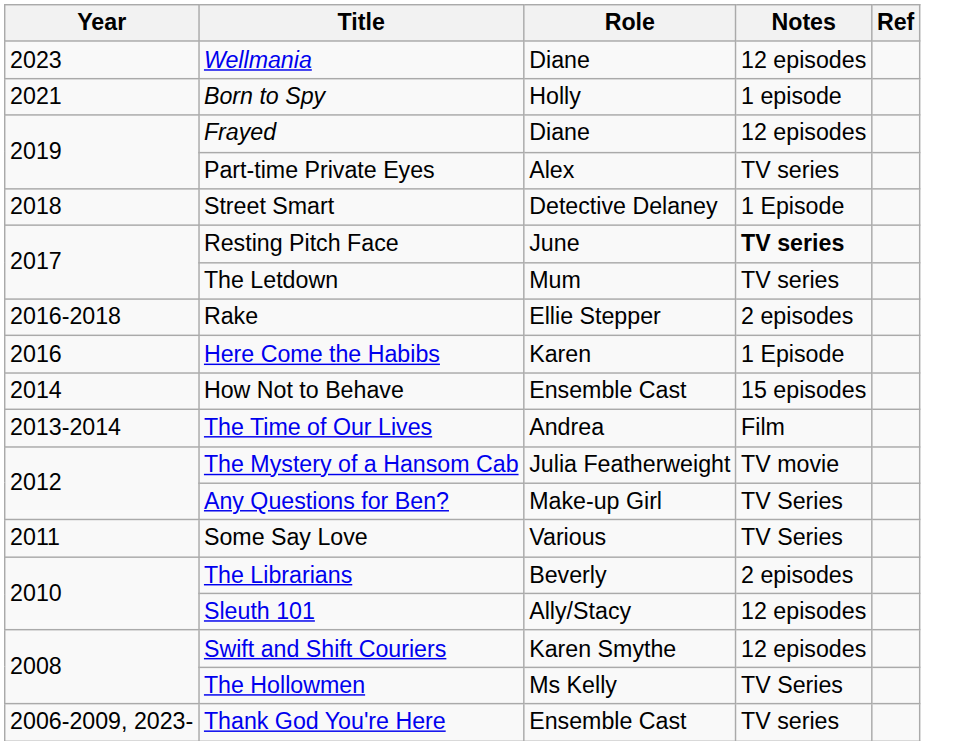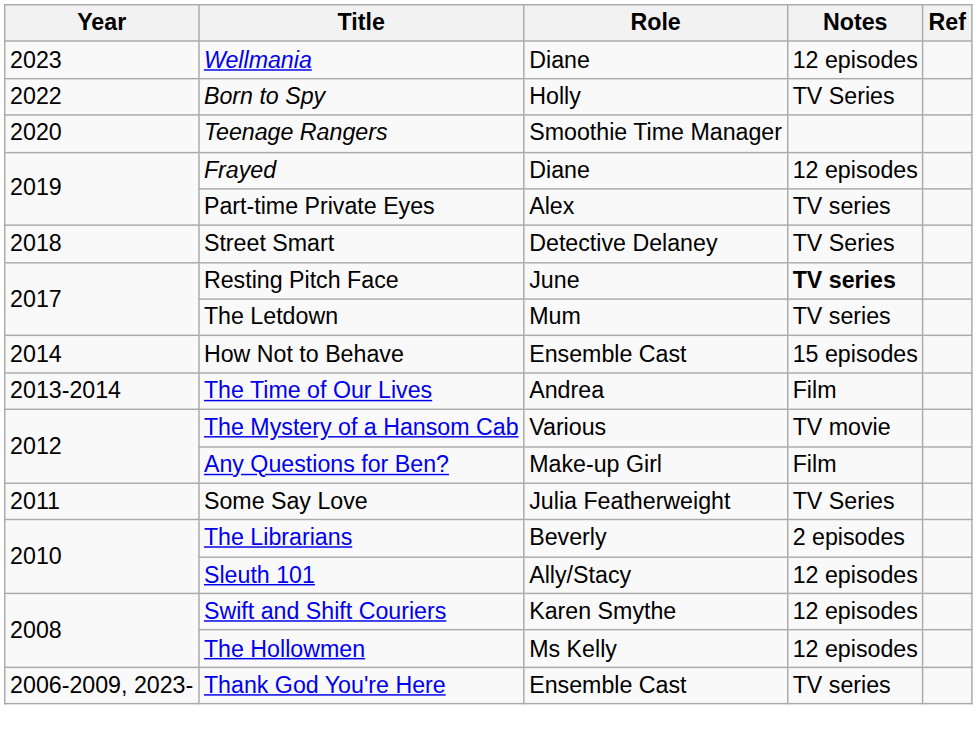(36, 96) 2021 -> (36, 96) 2022
(791, 96) 1 episode -> (844, 96) TV Series
+ row: (296, 133)
(793, 206) 1 Episode -> (844, 243) TV Series
- row: (231, 317)
- row: (322, 354)
(630, 464) Julia Featherweight -> (568, 427) Various
(792, 501) TV Series -> (815, 464) Film
(568, 538) Various -> (630, 501) Julia Featherweight
(792, 685) TV Series -> (855, 648) 12 episodes
